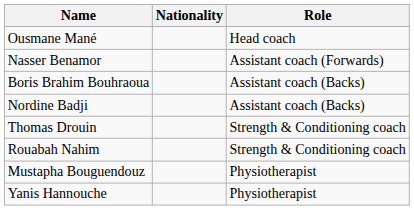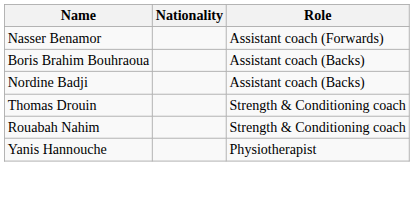- row: (52, 37)
- row: (76, 171)
